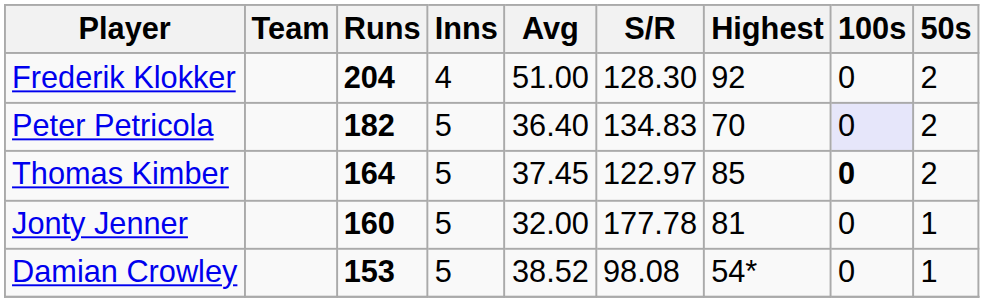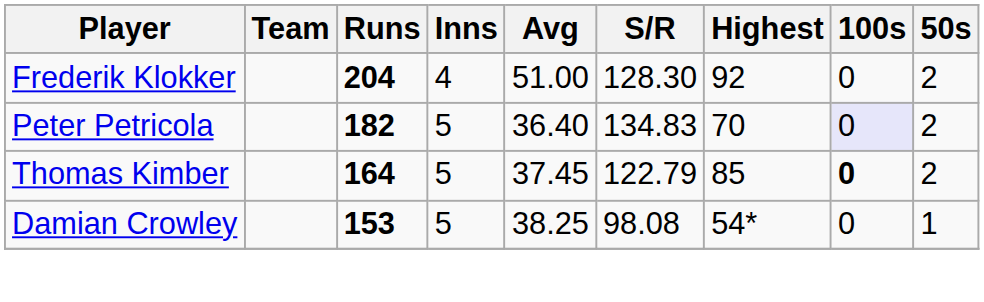(650, 175) 122.97 -> (650, 175) 122.79
- row: (100, 223)
(550, 272) 38.52 -> (550, 223) 38.25
